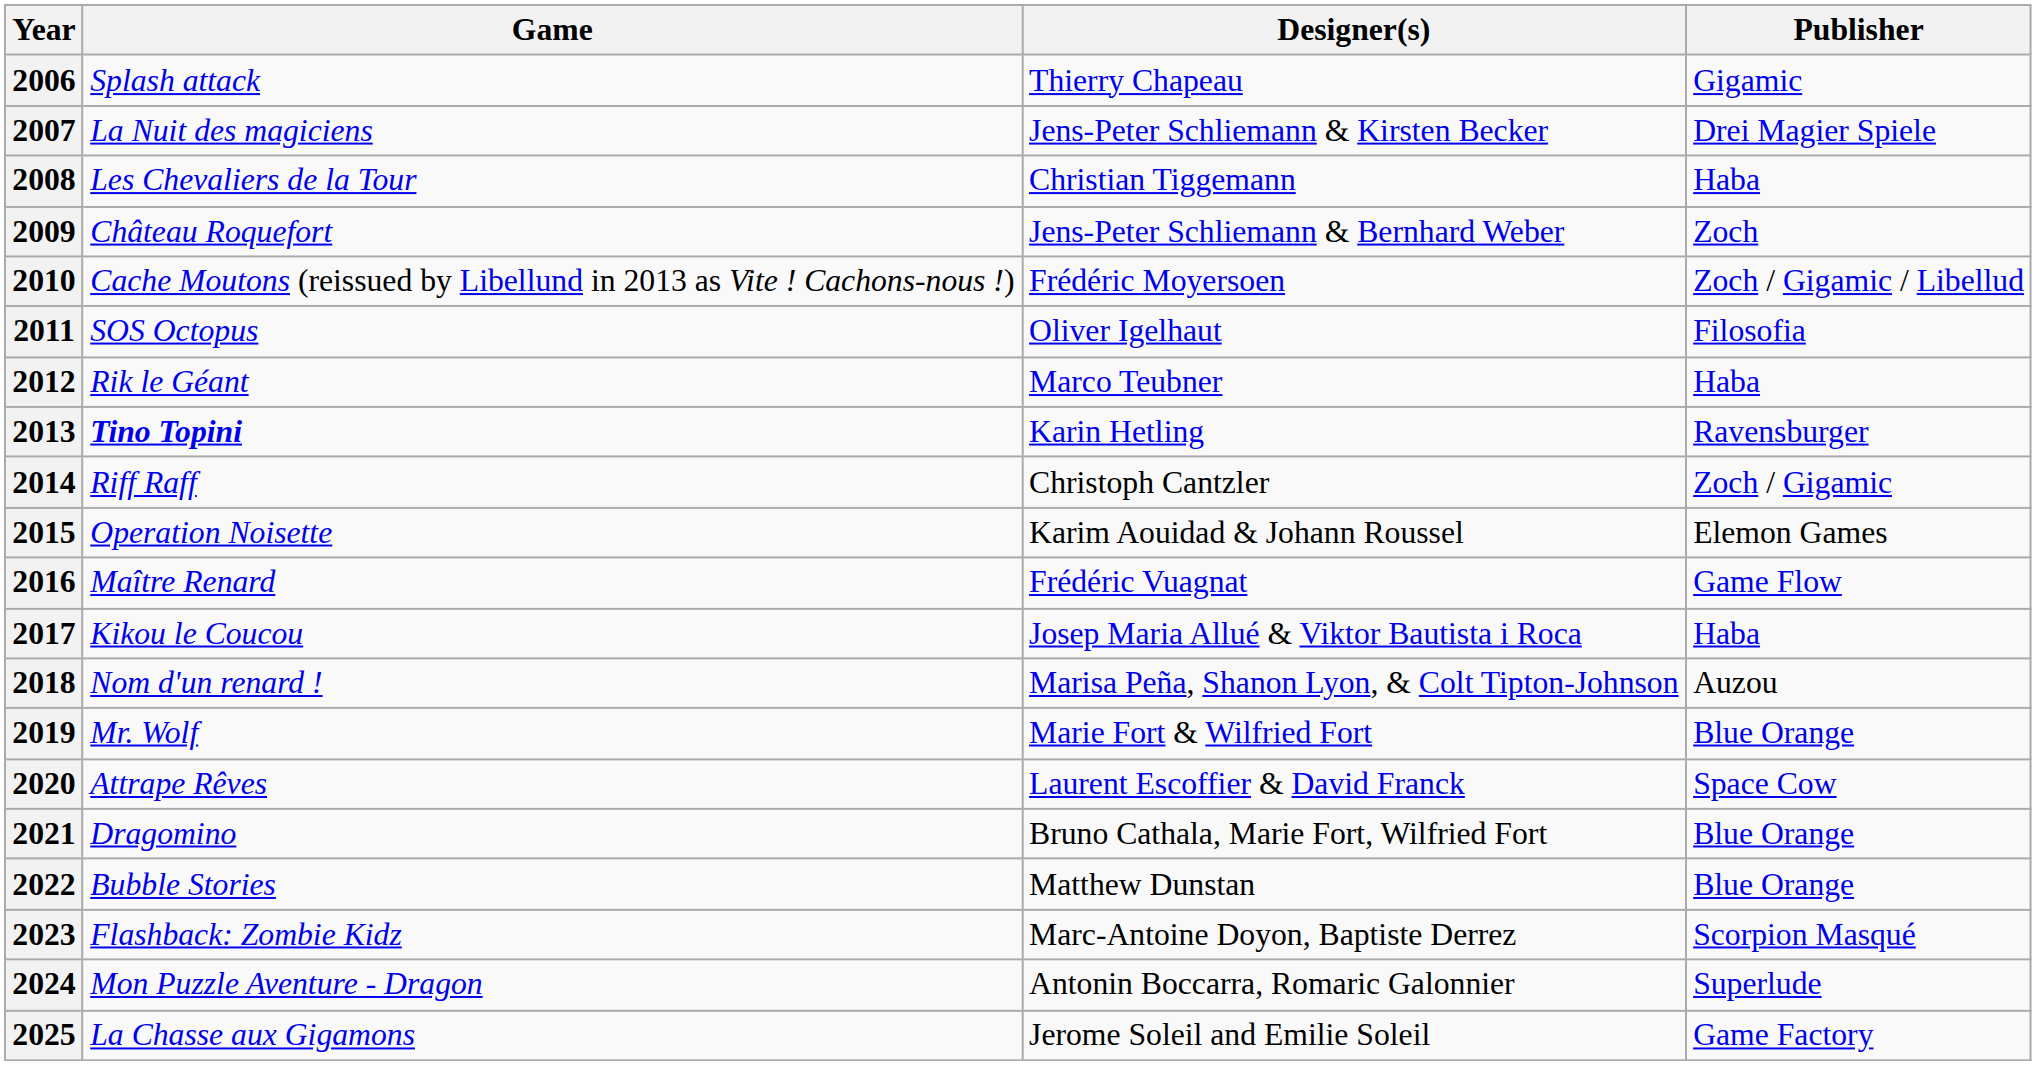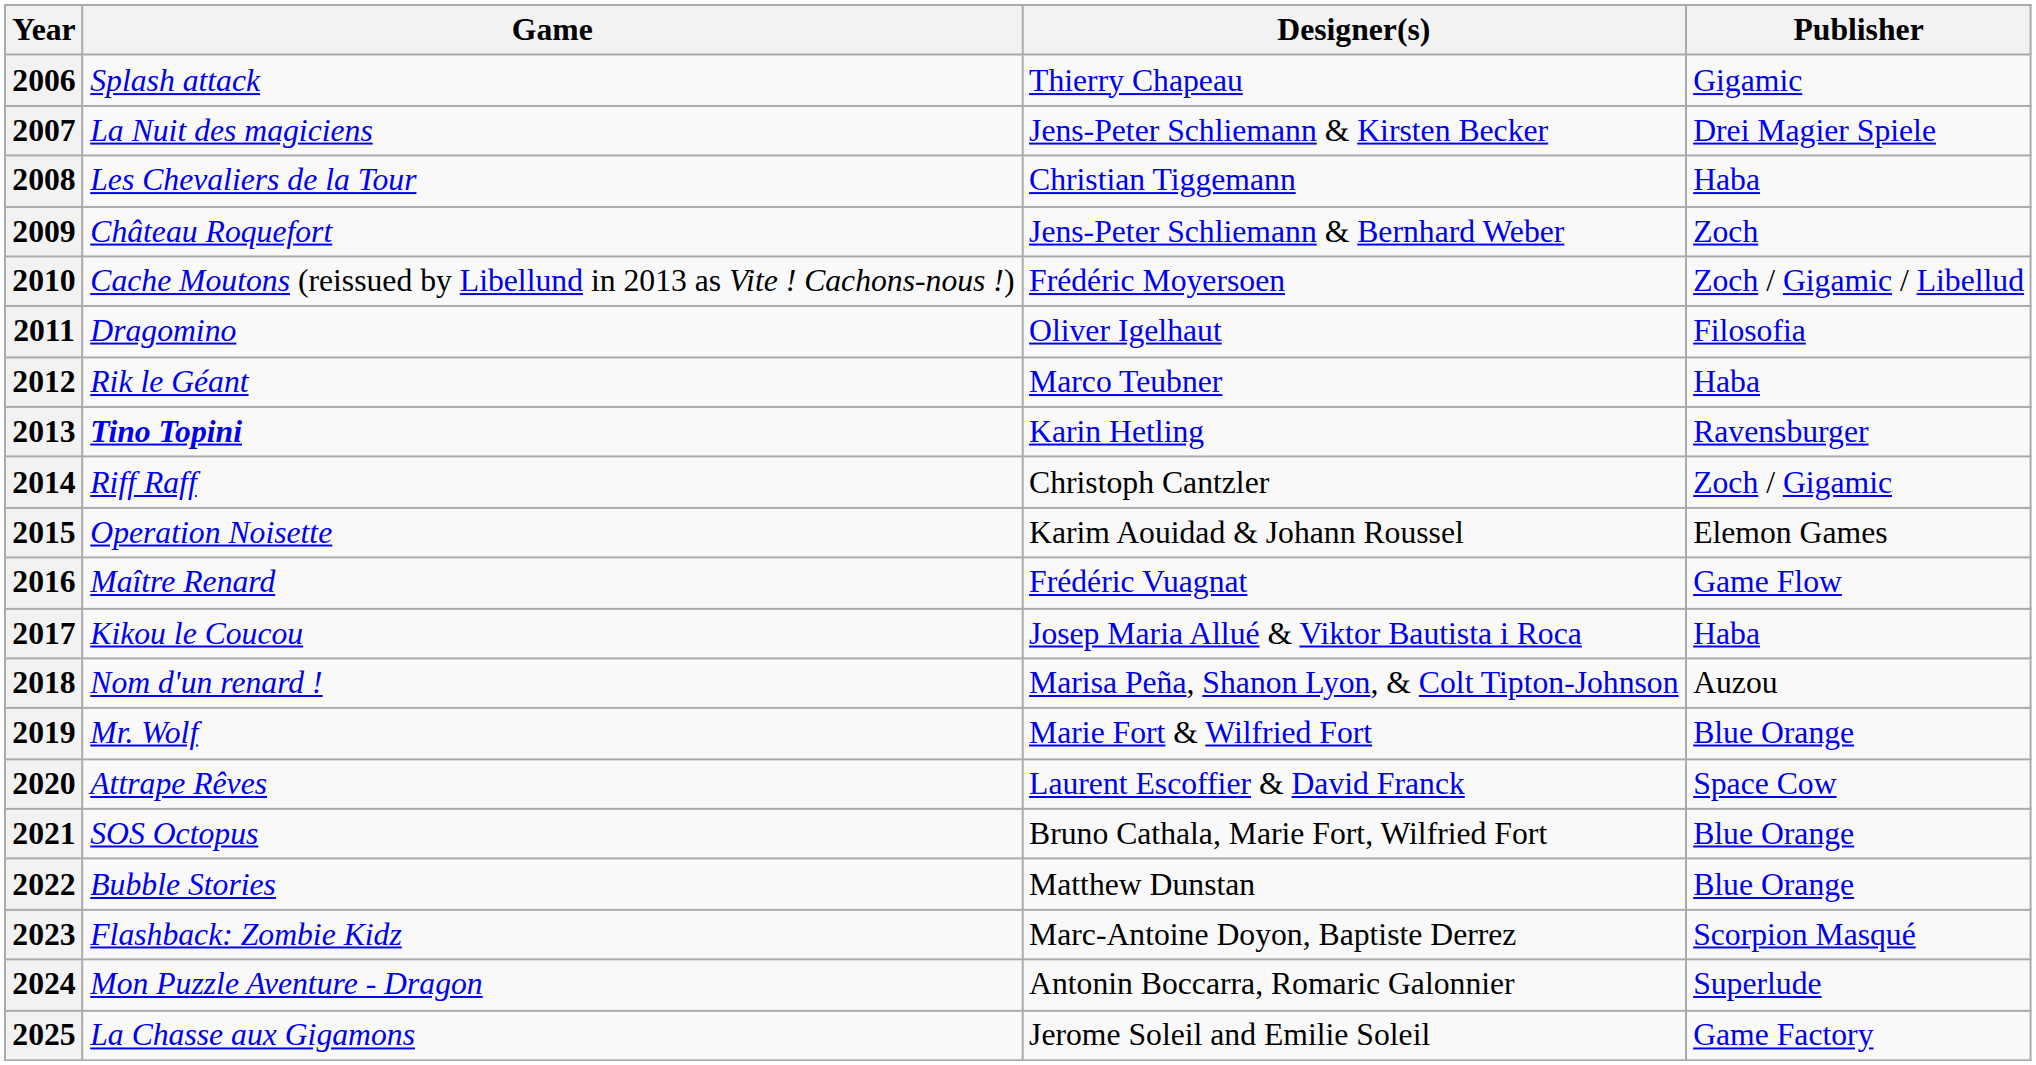(174, 331) SOS Octopus -> (163, 331) Dragomino
(163, 833) Dragomino -> (174, 833) SOS Octopus
